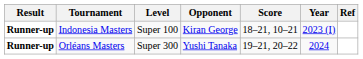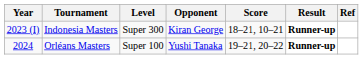columns swapped: (319, 13) <-> (30, 13)
(158, 29) Super 100 -> (143, 29) Super 300
(158, 46) Super 300 -> (143, 46) Super 100
